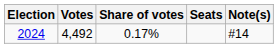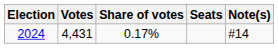(77, 34) 4,492 -> (77, 34) 4,431
